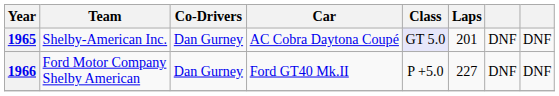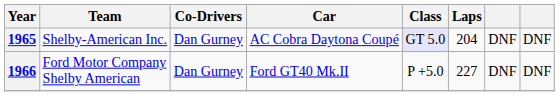(467, 39) 201 -> (467, 39) 204
